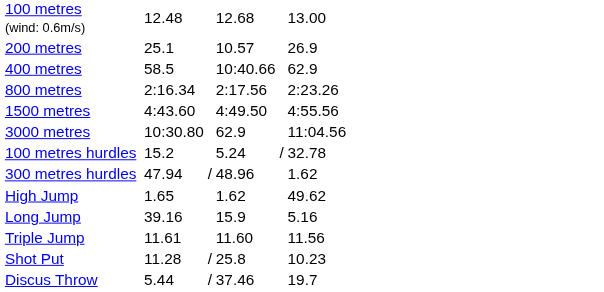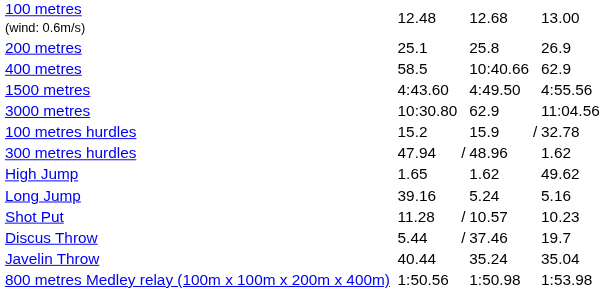(235, 47) 10.57 -> (484, 47) 25.8
- row: (43, 90)
(231, 153) 5.24 -> (484, 132) 15.9
(231, 216) 15.9 -> (484, 195) 5.24
- row: (45, 238)
(231, 259) 25.8 -> (489, 216) 10.57
+ row: (52, 259)
+ row: (197, 280)
